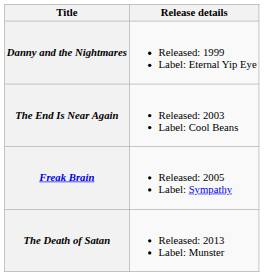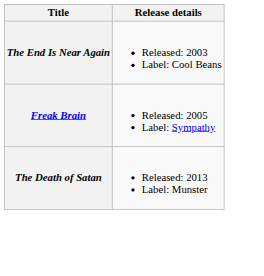- row: (67, 52)
